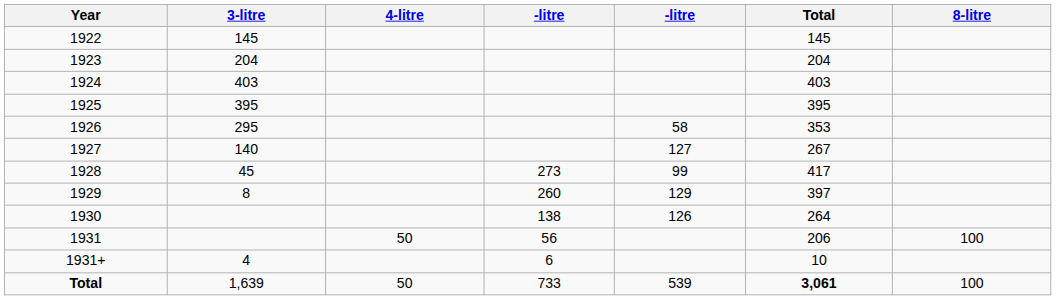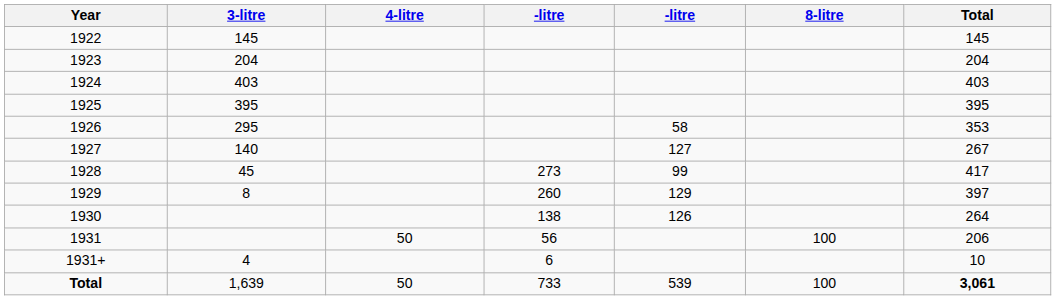columns swapped: (972, 15) <-> (819, 15)
